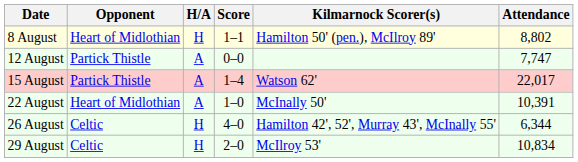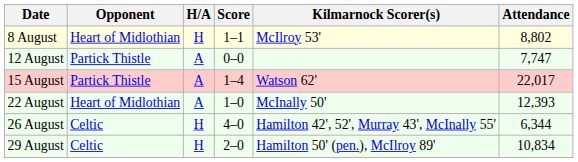(346, 37) Hamilton 50' (pen.), McIlroy 89' -> (289, 37) McIlroy 53'
(536, 102) 10,391 -> (536, 102) 12,393
(289, 146) McIlroy 53' -> (346, 146) Hamilton 50' (pen.), McIlroy 89'
